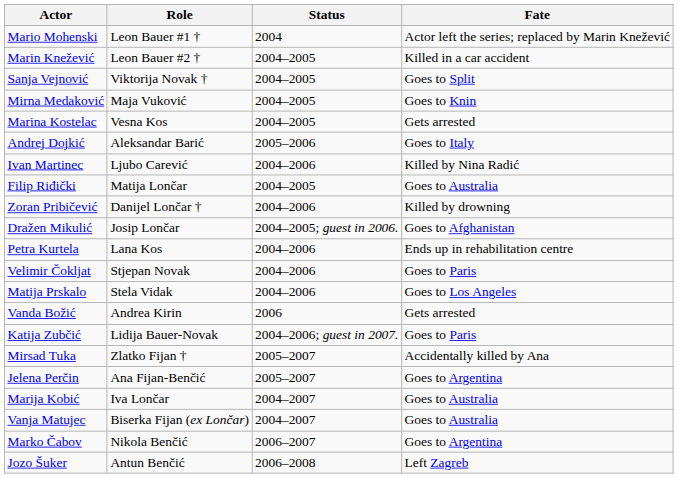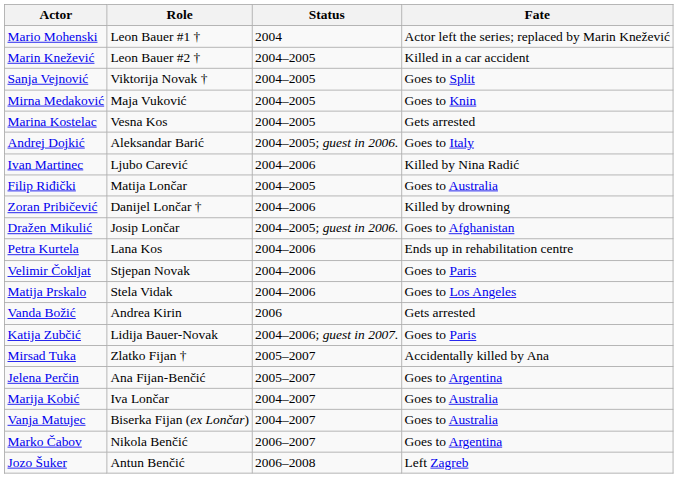(285, 143) 2005–2006 -> (327, 143) 2004–2005; guest in 2006.
